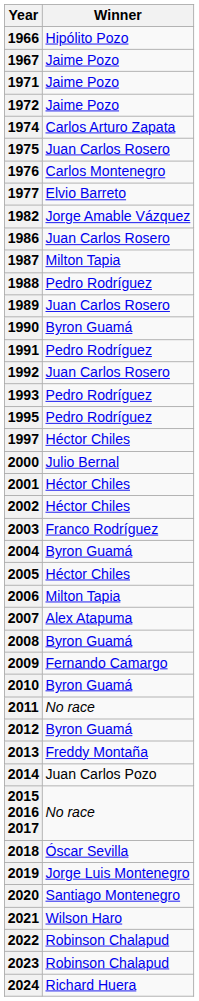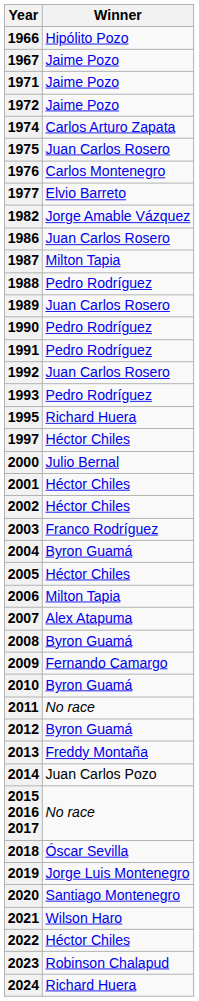(89, 328) Byron Guamá -> (99, 328) Pedro Rodríguez
(99, 417) Pedro Rodríguez -> (91, 417) Richard Huera
(107, 940) Robinson Chalapud -> (88, 940) Héctor Chiles
